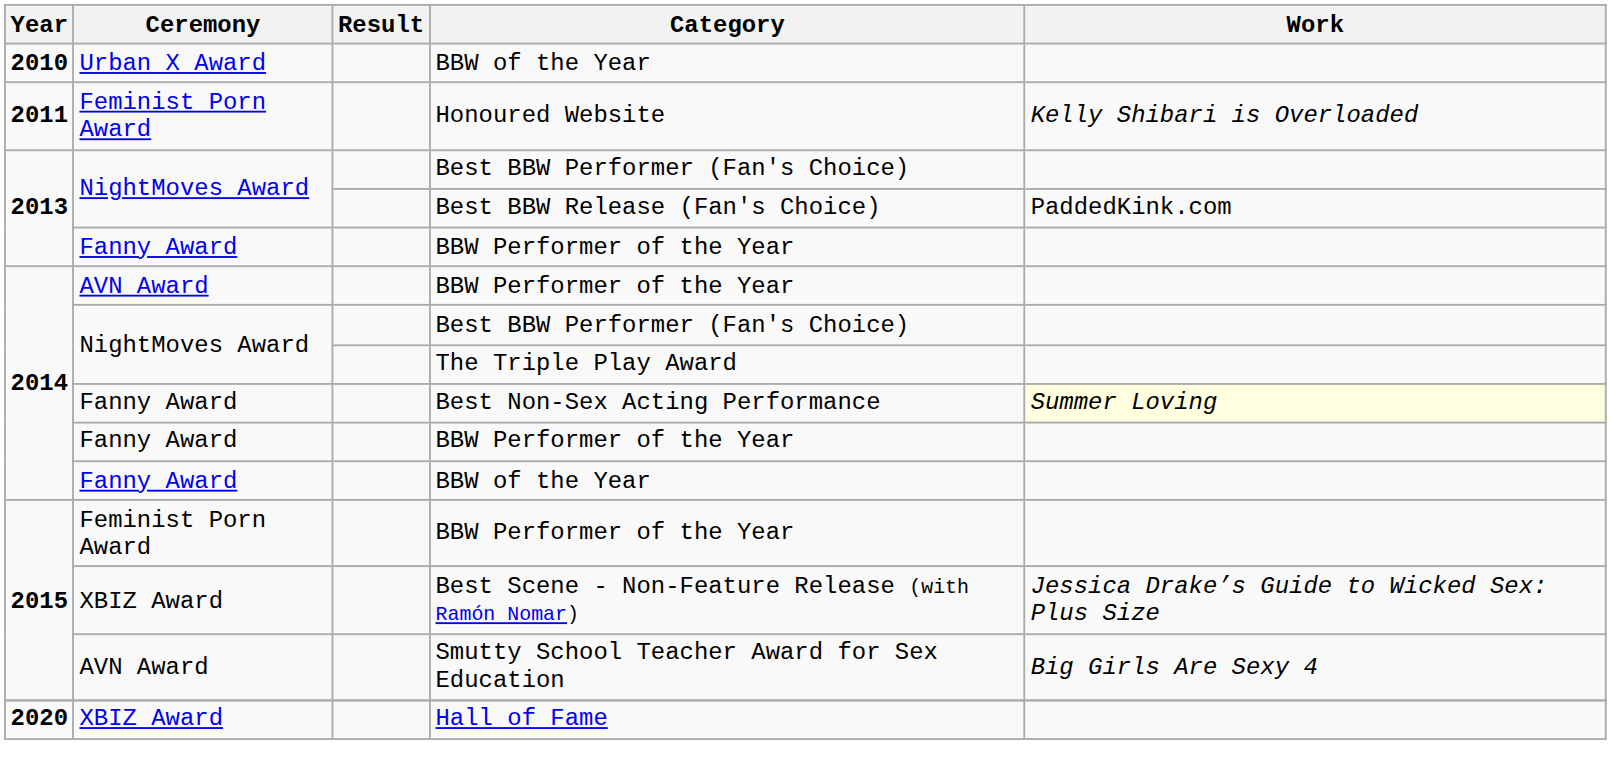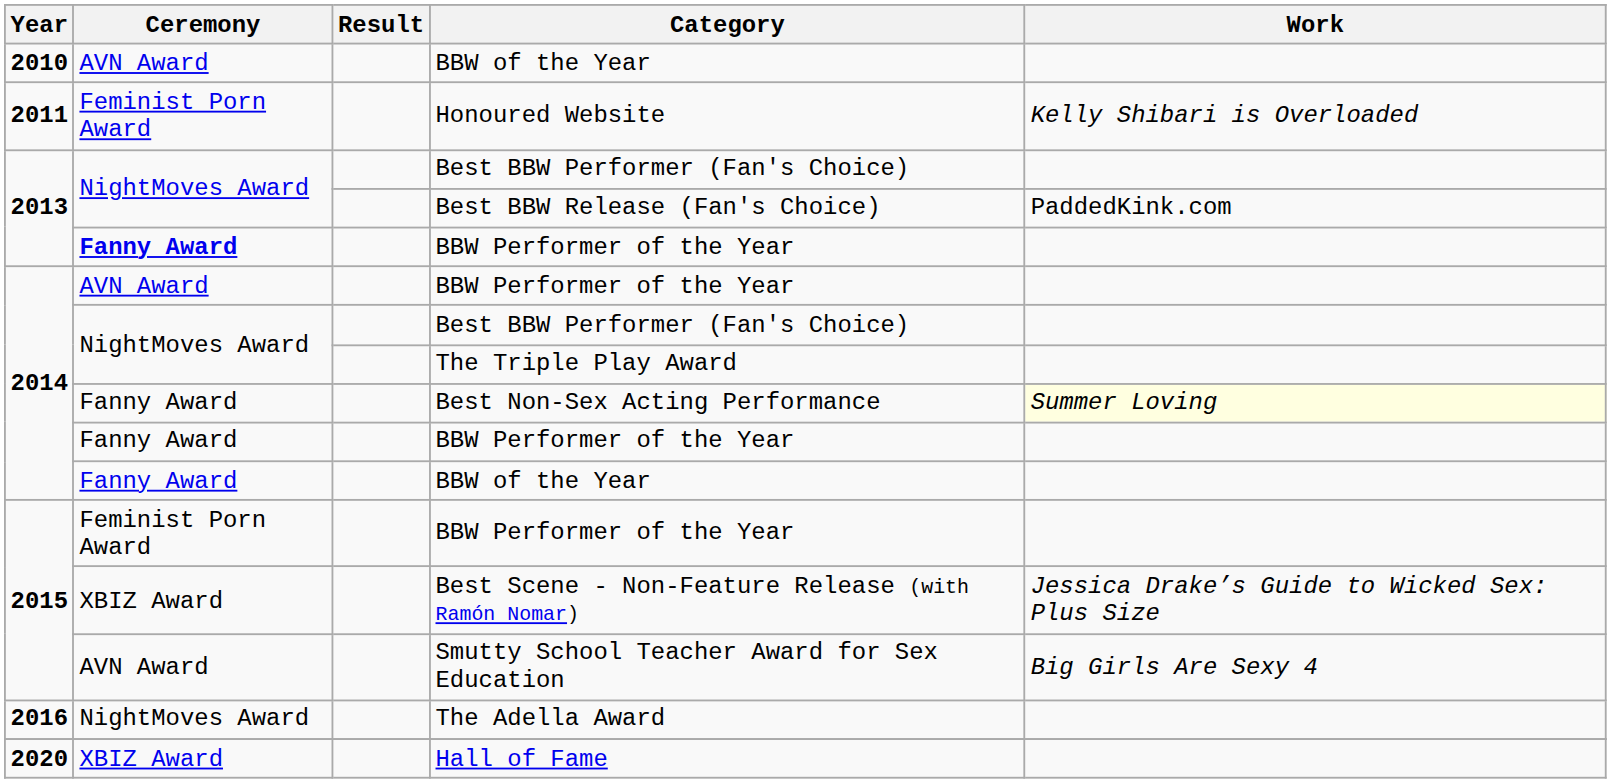(173, 63) Urban X Award -> (144, 63) AVN Award
(158, 247) normal -> (158, 247) bold
+ row: (39, 720)
